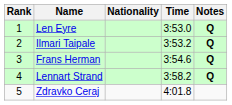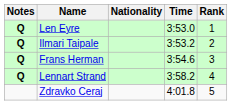columns swapped: (19, 12) <-> (210, 12)
